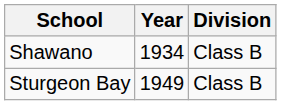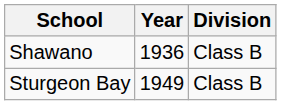(162, 52) 1934 -> (162, 52) 1936
